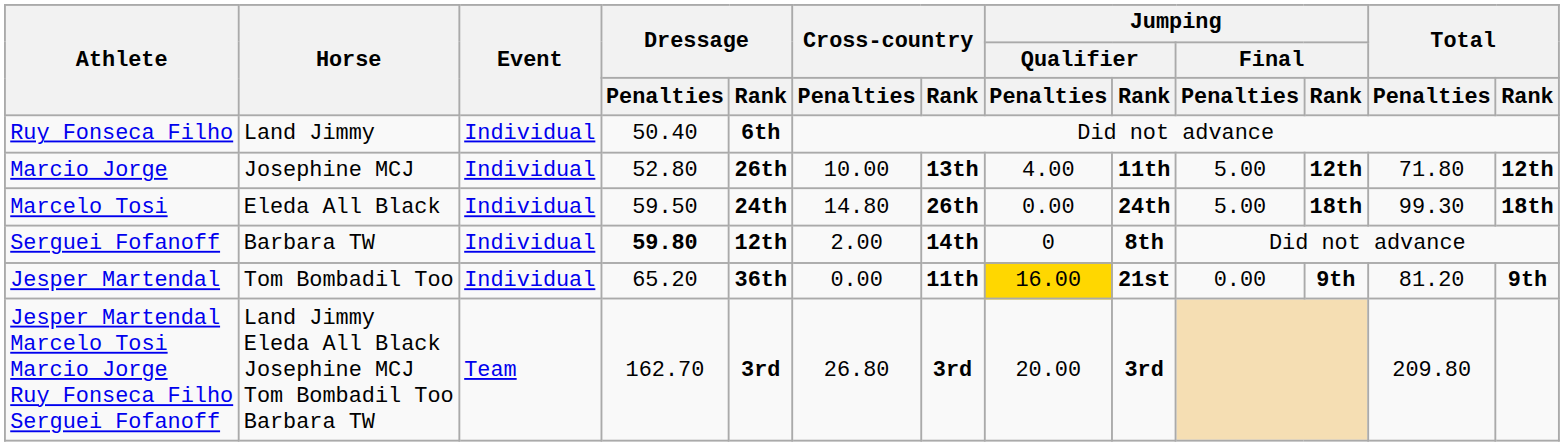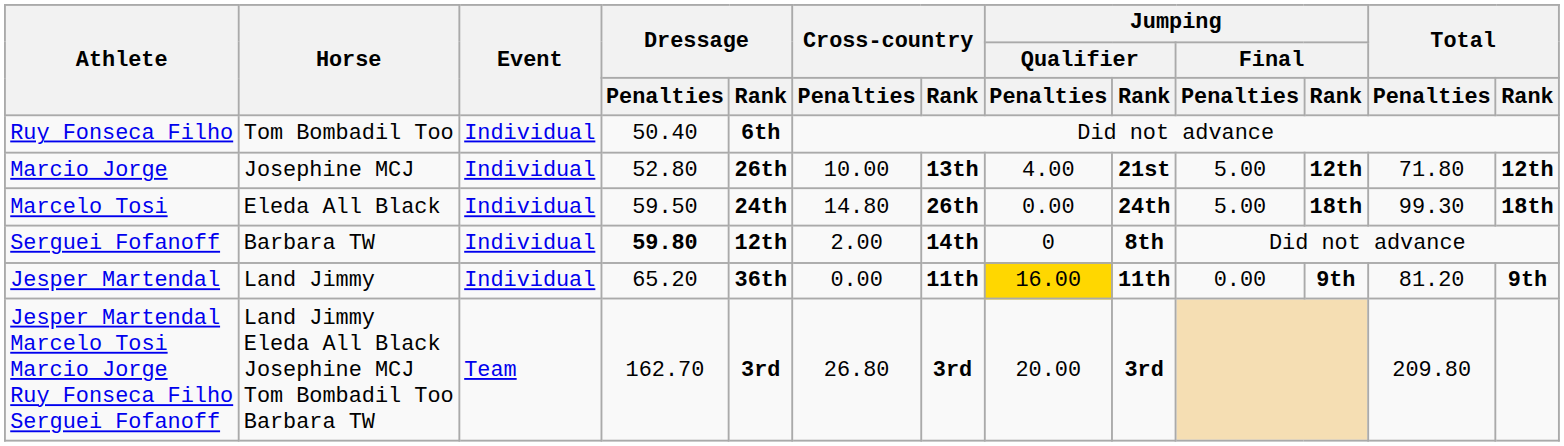(309, 133) Land Jimmy -> (349, 133) Tom Bombadil Too
(1144, 170) 11th -> (1144, 170) 21st
(349, 280) Tom Bombadil Too -> (309, 280) Land Jimmy
(1144, 280) 21st -> (1144, 280) 11th
